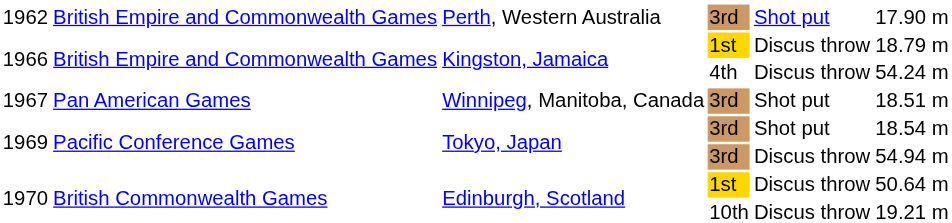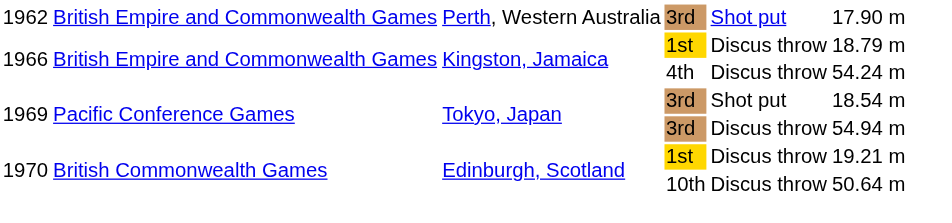- row: (25, 100)
(912, 184) 50.64 m -> (869, 156) 19.21 m
(912, 212) 19.21 m -> (869, 184) 50.64 m
